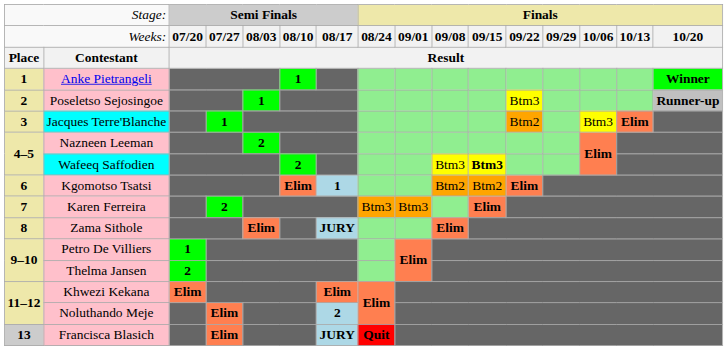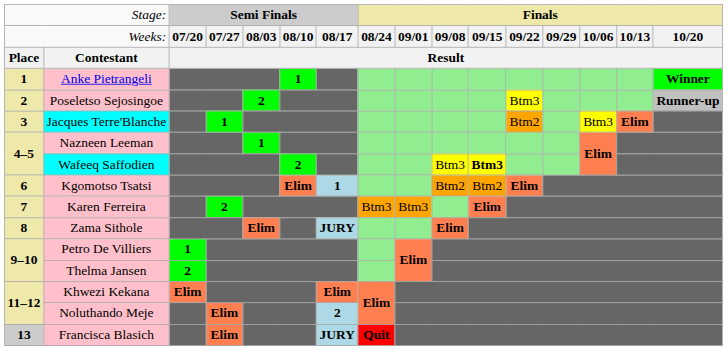(261, 100) 1 -> (261, 100) 2
(261, 143) 2 -> (261, 143) 1
